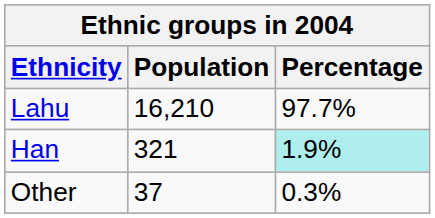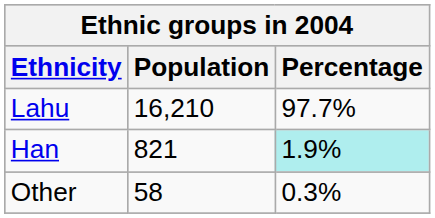(156, 150) 321 -> (156, 150) 821
(148, 191) 37 -> (148, 191) 58
